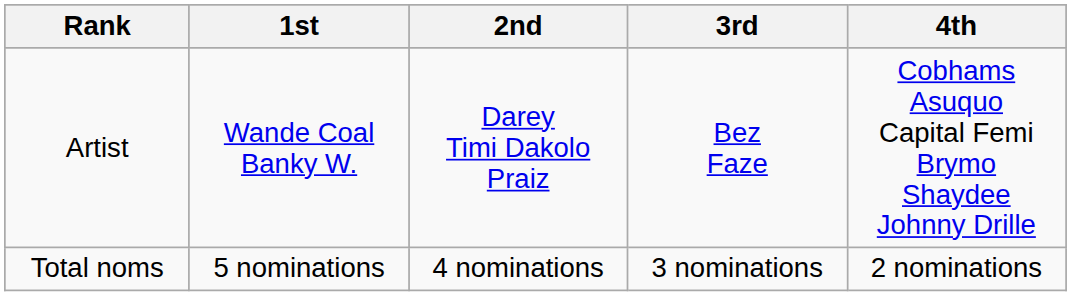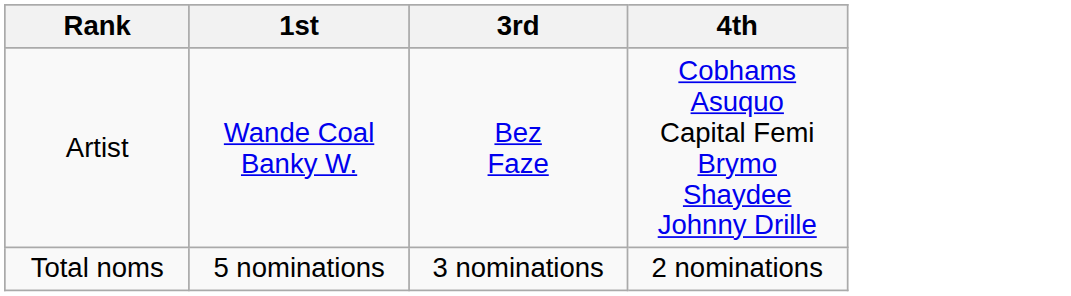- column: (518, 26)
